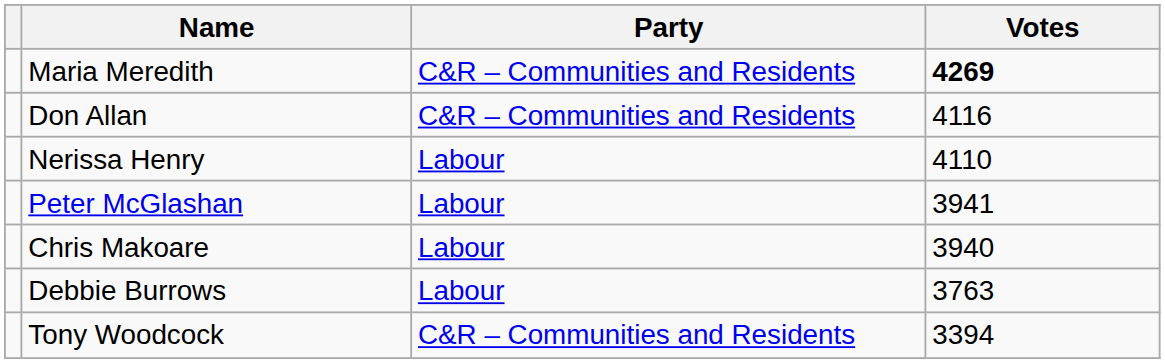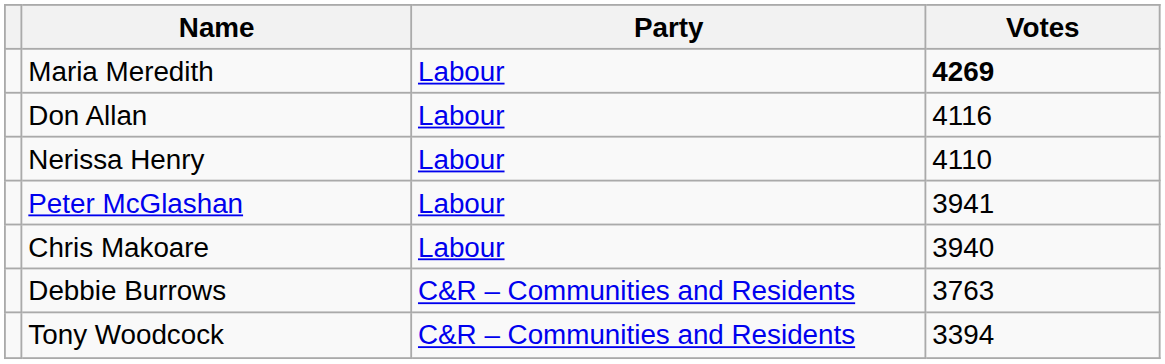(637, 71) C&R – Communities and Residents -> (461, 71) Labour
(637, 115) C&R – Communities and Residents -> (461, 115) Labour
(461, 291) Labour -> (637, 291) C&R – Communities and Residents
